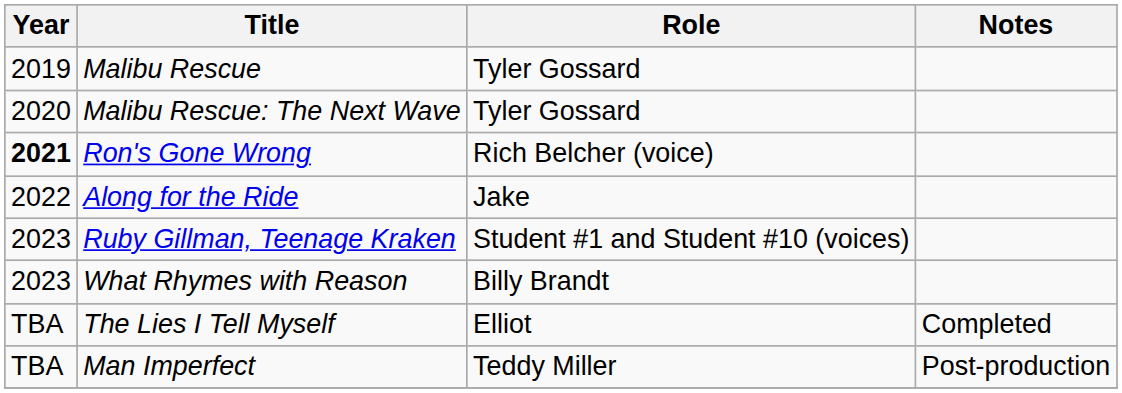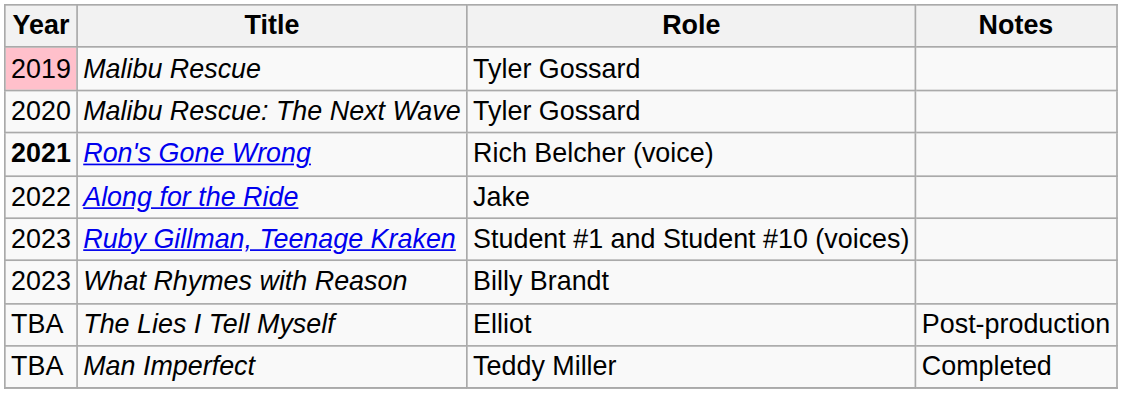(41, 68) no background -> (41, 68) pink background
(987, 324) Completed -> (1016, 324) Post-production
(1016, 366) Post-production -> (987, 366) Completed
